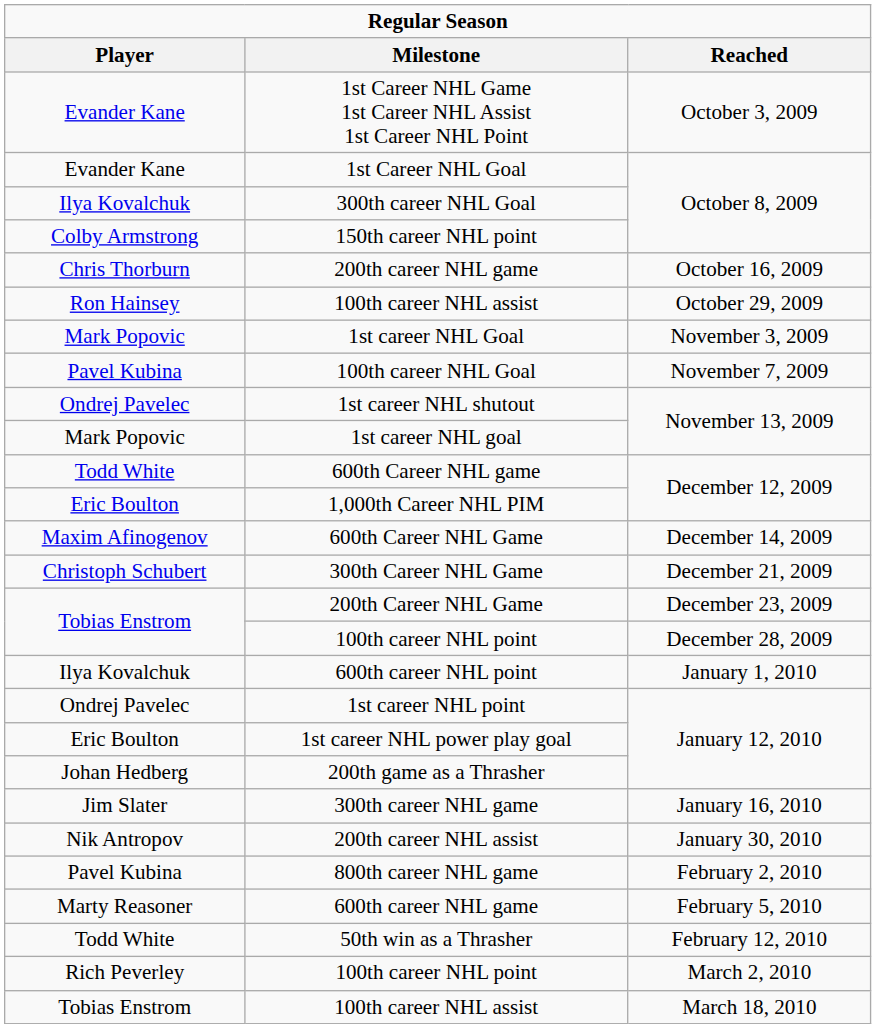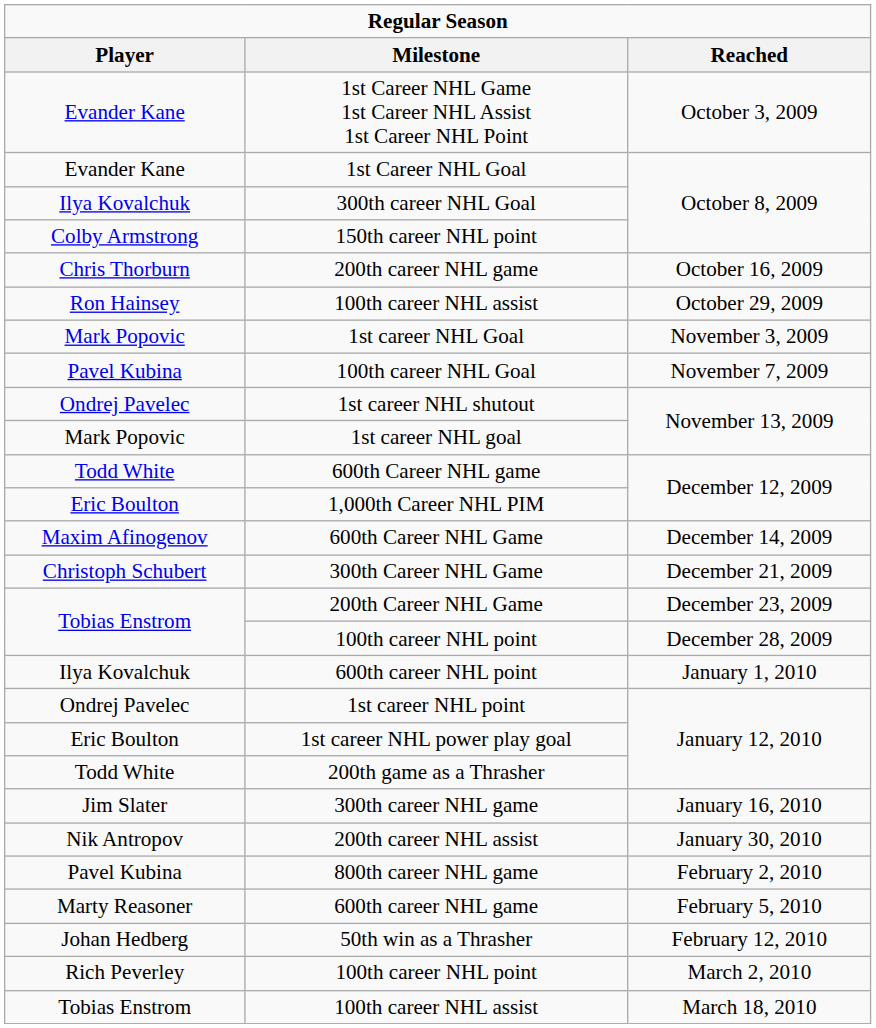(125, 772) Johan Hedberg -> (125, 772) Todd White
(125, 939) Todd White -> (125, 939) Johan Hedberg
